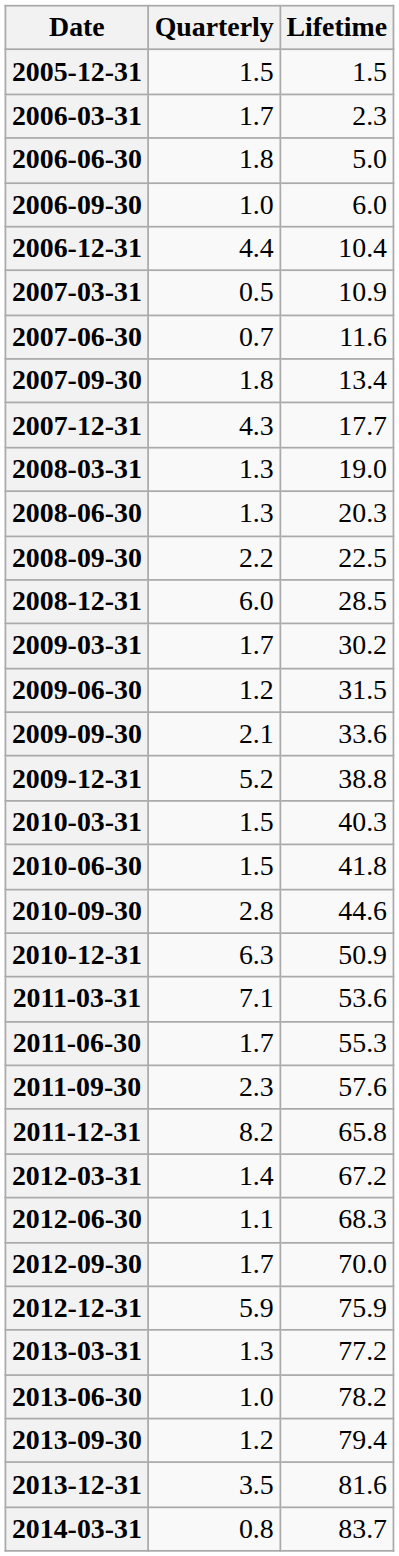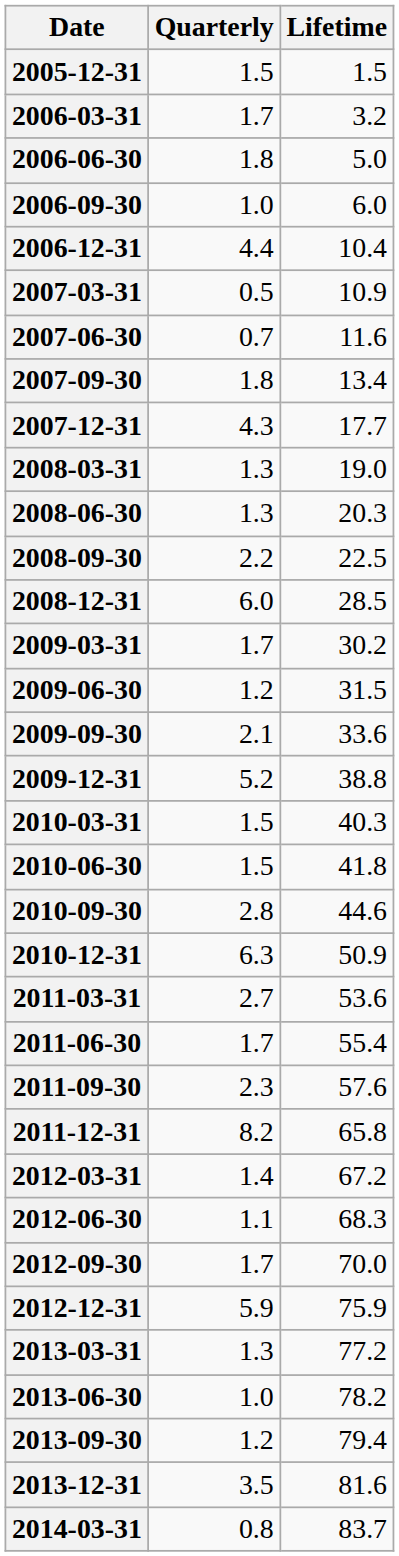(370, 115) 2.3 -> (370, 115) 3.2
(256, 998) 7.1 -> (256, 998) 2.7
(363, 1042) 55.3 -> (363, 1042) 55.4
